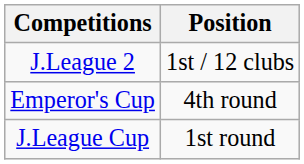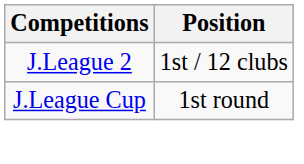- row: (83, 100)
